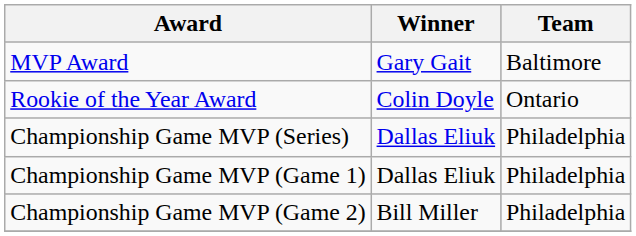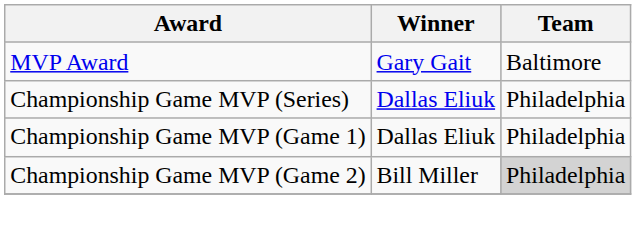- row: (133, 99)
(566, 212) no background -> (566, 174) lightgrey background
